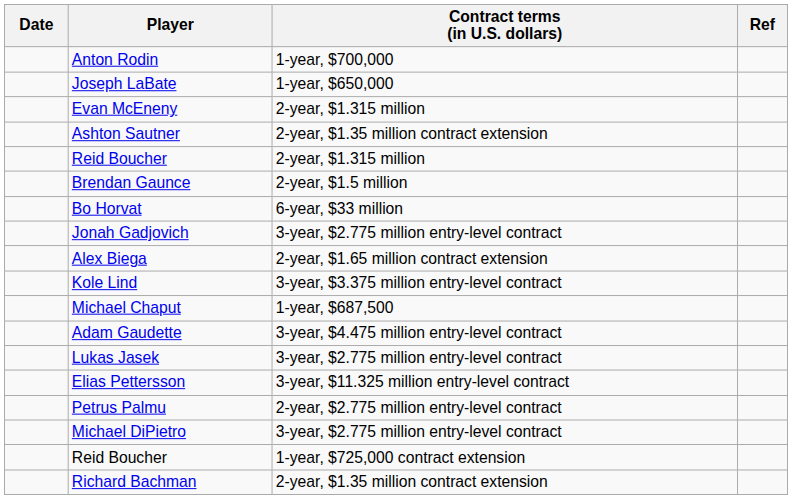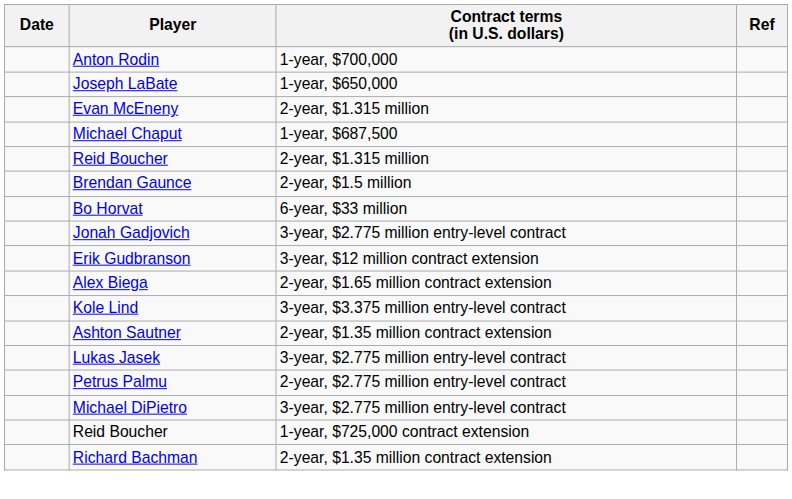rows swapped: (126, 308) <-> (126, 134)
+ row: (132, 258)
- row: (127, 332)
- row: (129, 382)
